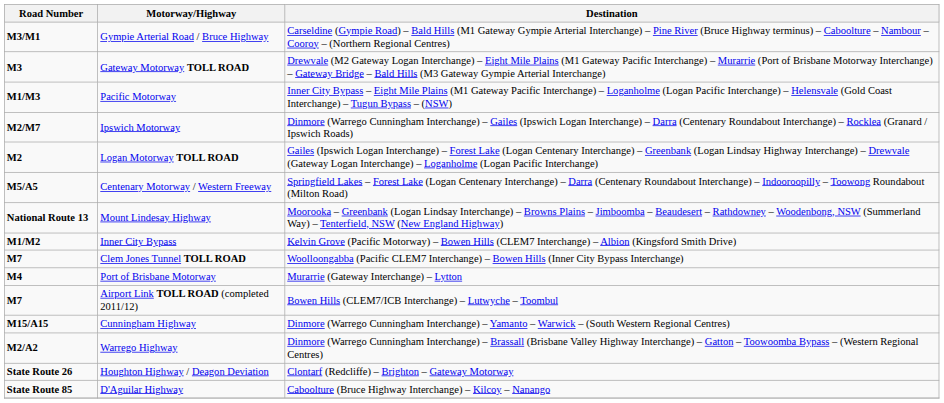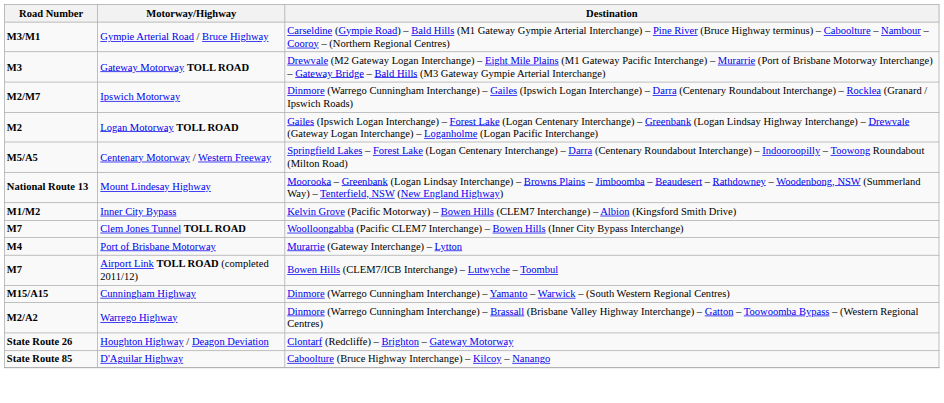- row: (138, 97)
